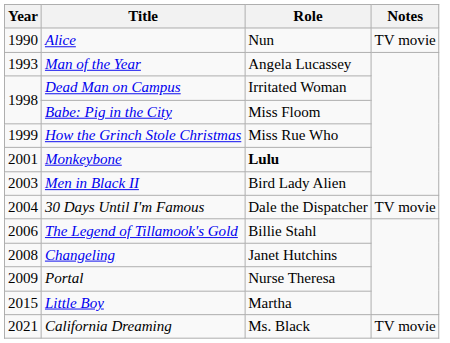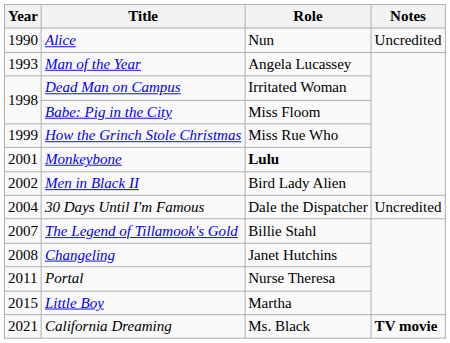(405, 40) TV movie -> (408, 40) Uncredited
(23, 183) 2003 -> (23, 183) 2002
(405, 207) TV movie -> (408, 207) Uncredited
(23, 231) 2006 -> (23, 231) 2007
(23, 278) 2009 -> (23, 278) 2011
(405, 326) normal -> (406, 326) bold
